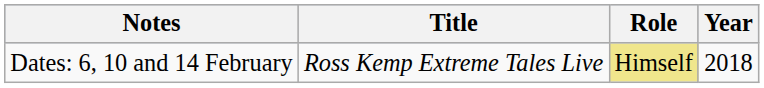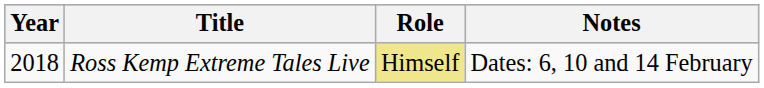columns swapped: (728, 23) <-> (152, 23)
